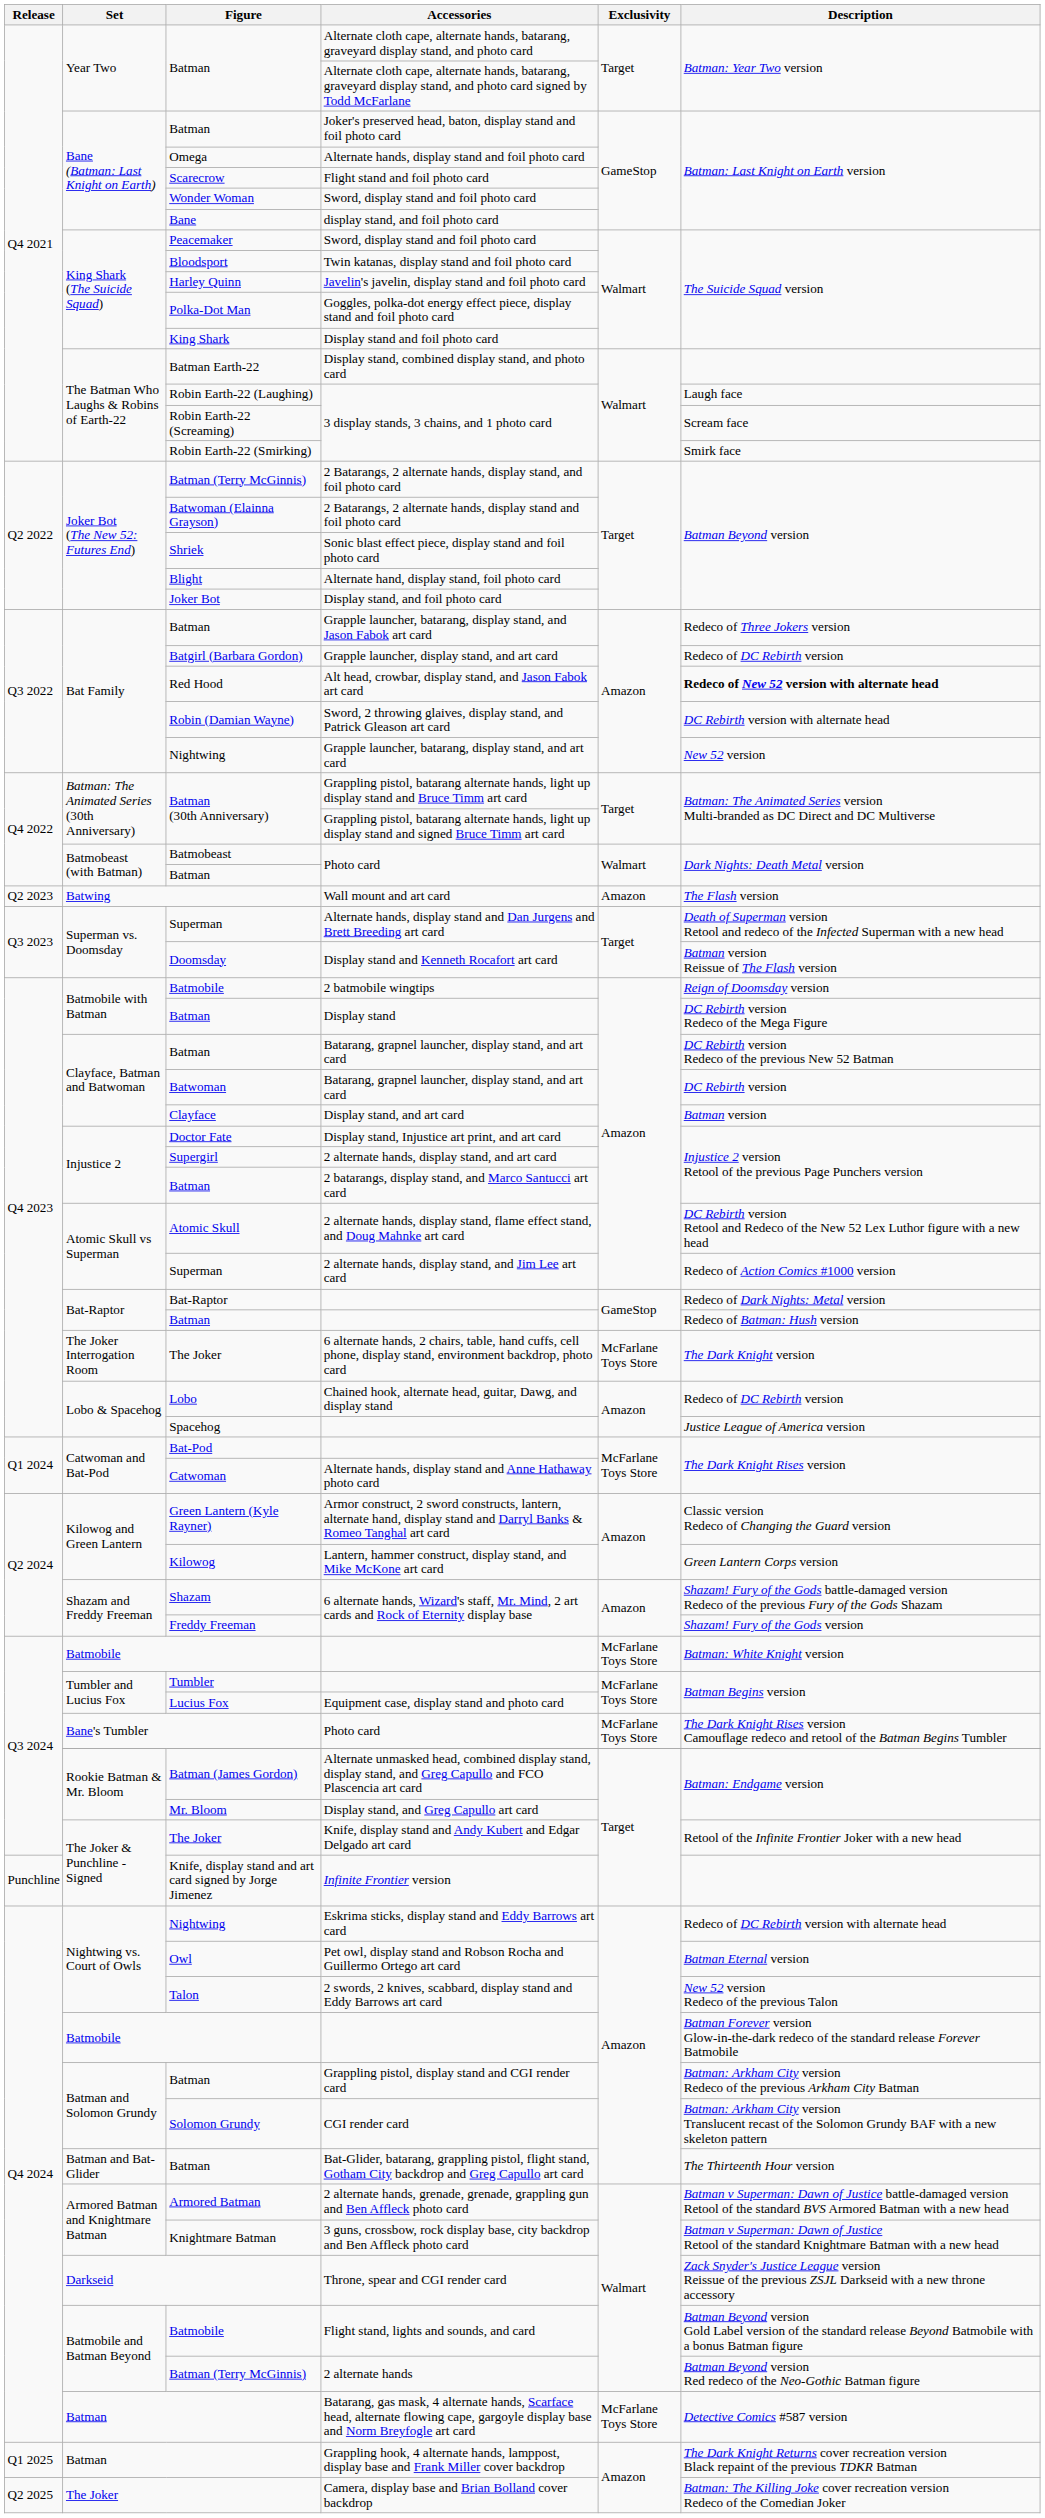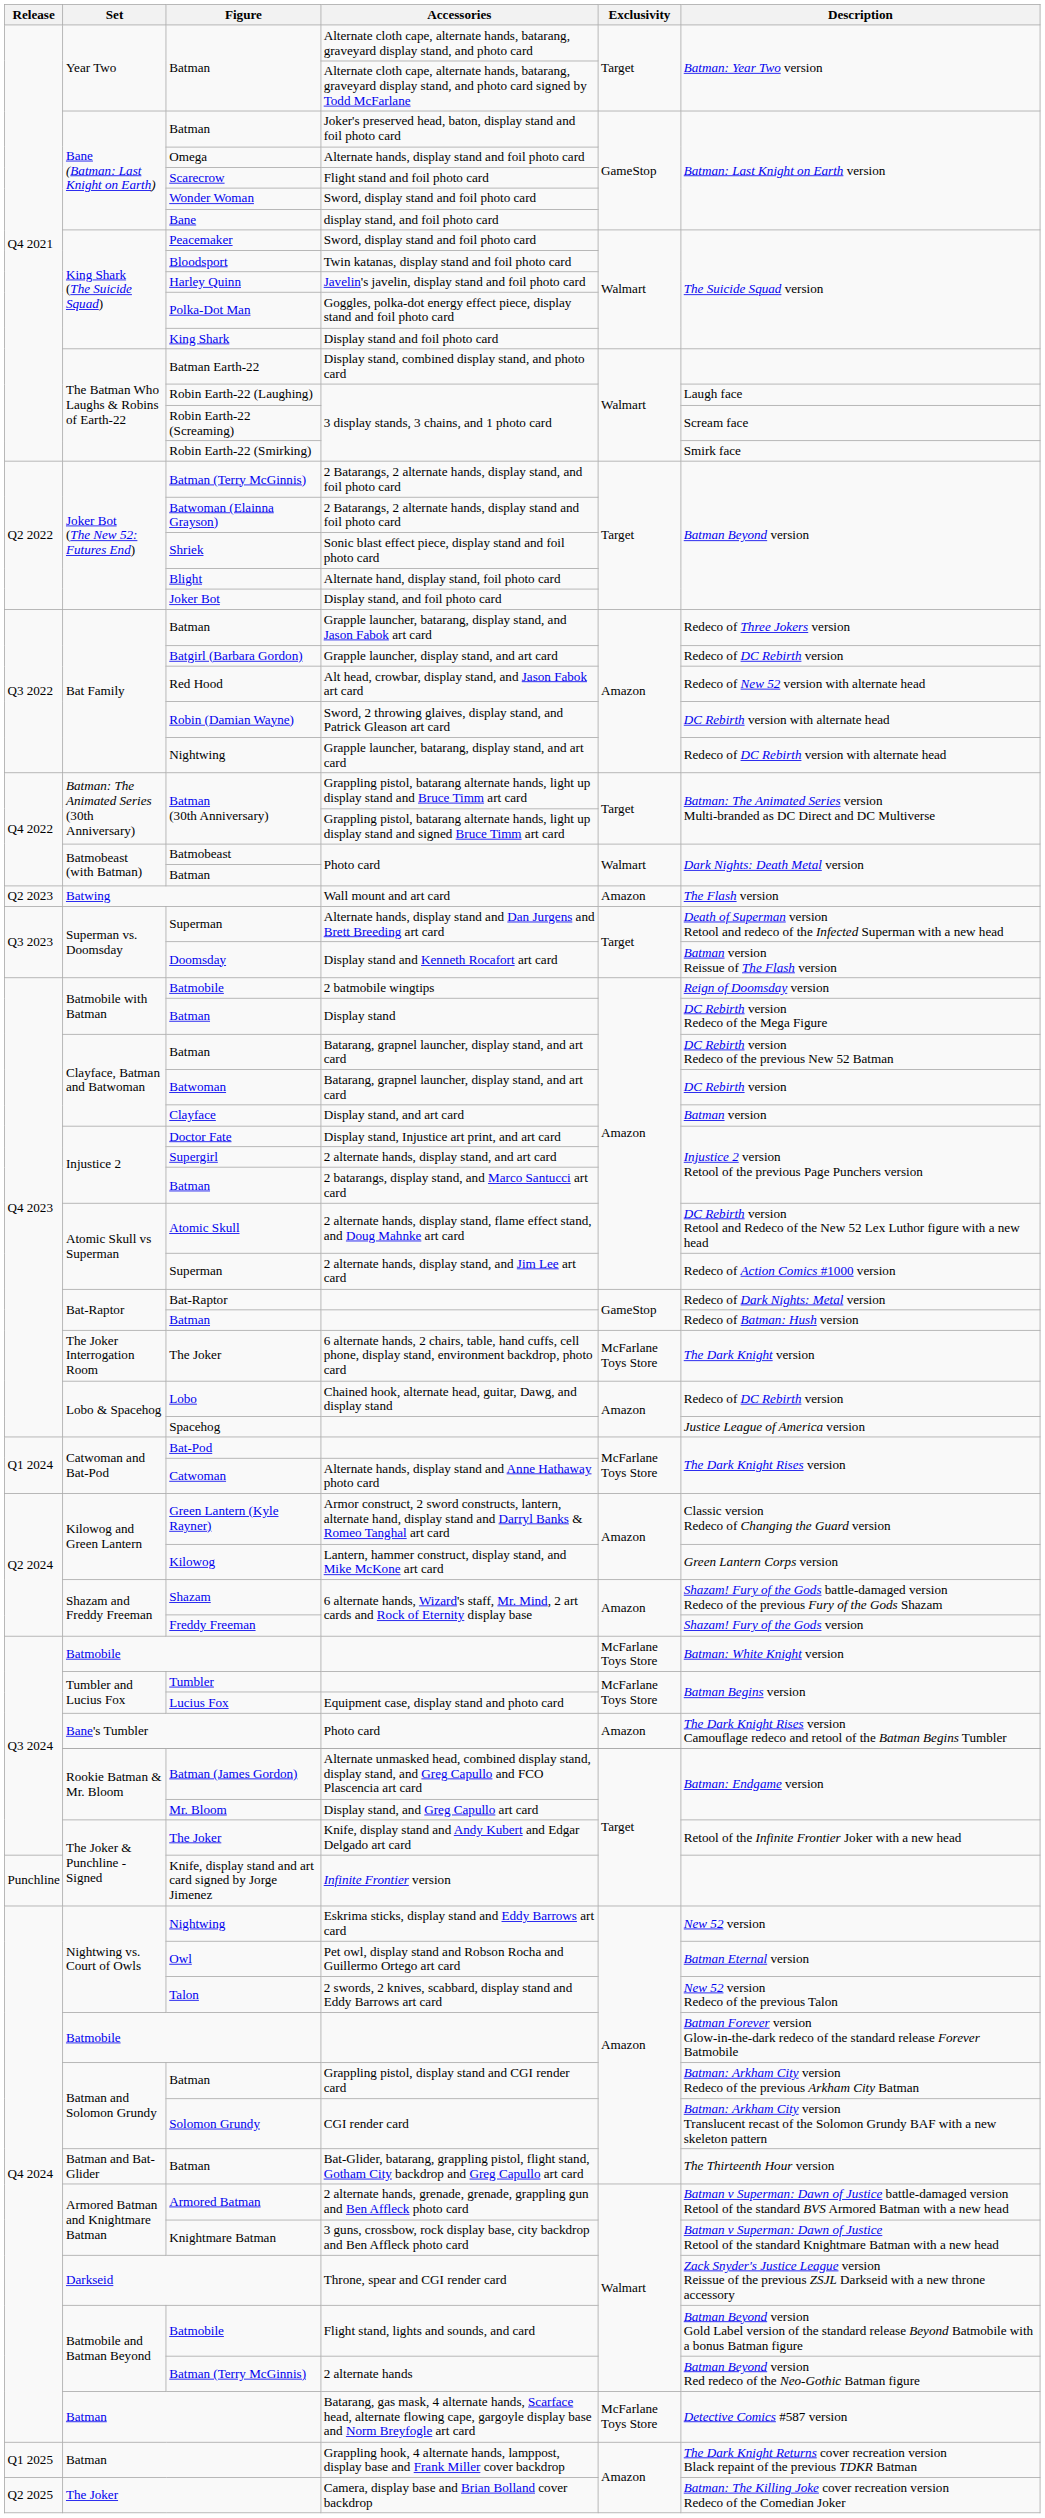(811, 684) bold -> (805, 684) normal
(725, 755) New 52 version -> (815, 755) Redeco of DC Rebirth version with alternate head
(629, 1730) McFarlane Toys Store -> (623, 1730) Amazon
(815, 1923) Redeco of DC Rebirth version with alternate head -> (725, 1923) New 52 version
